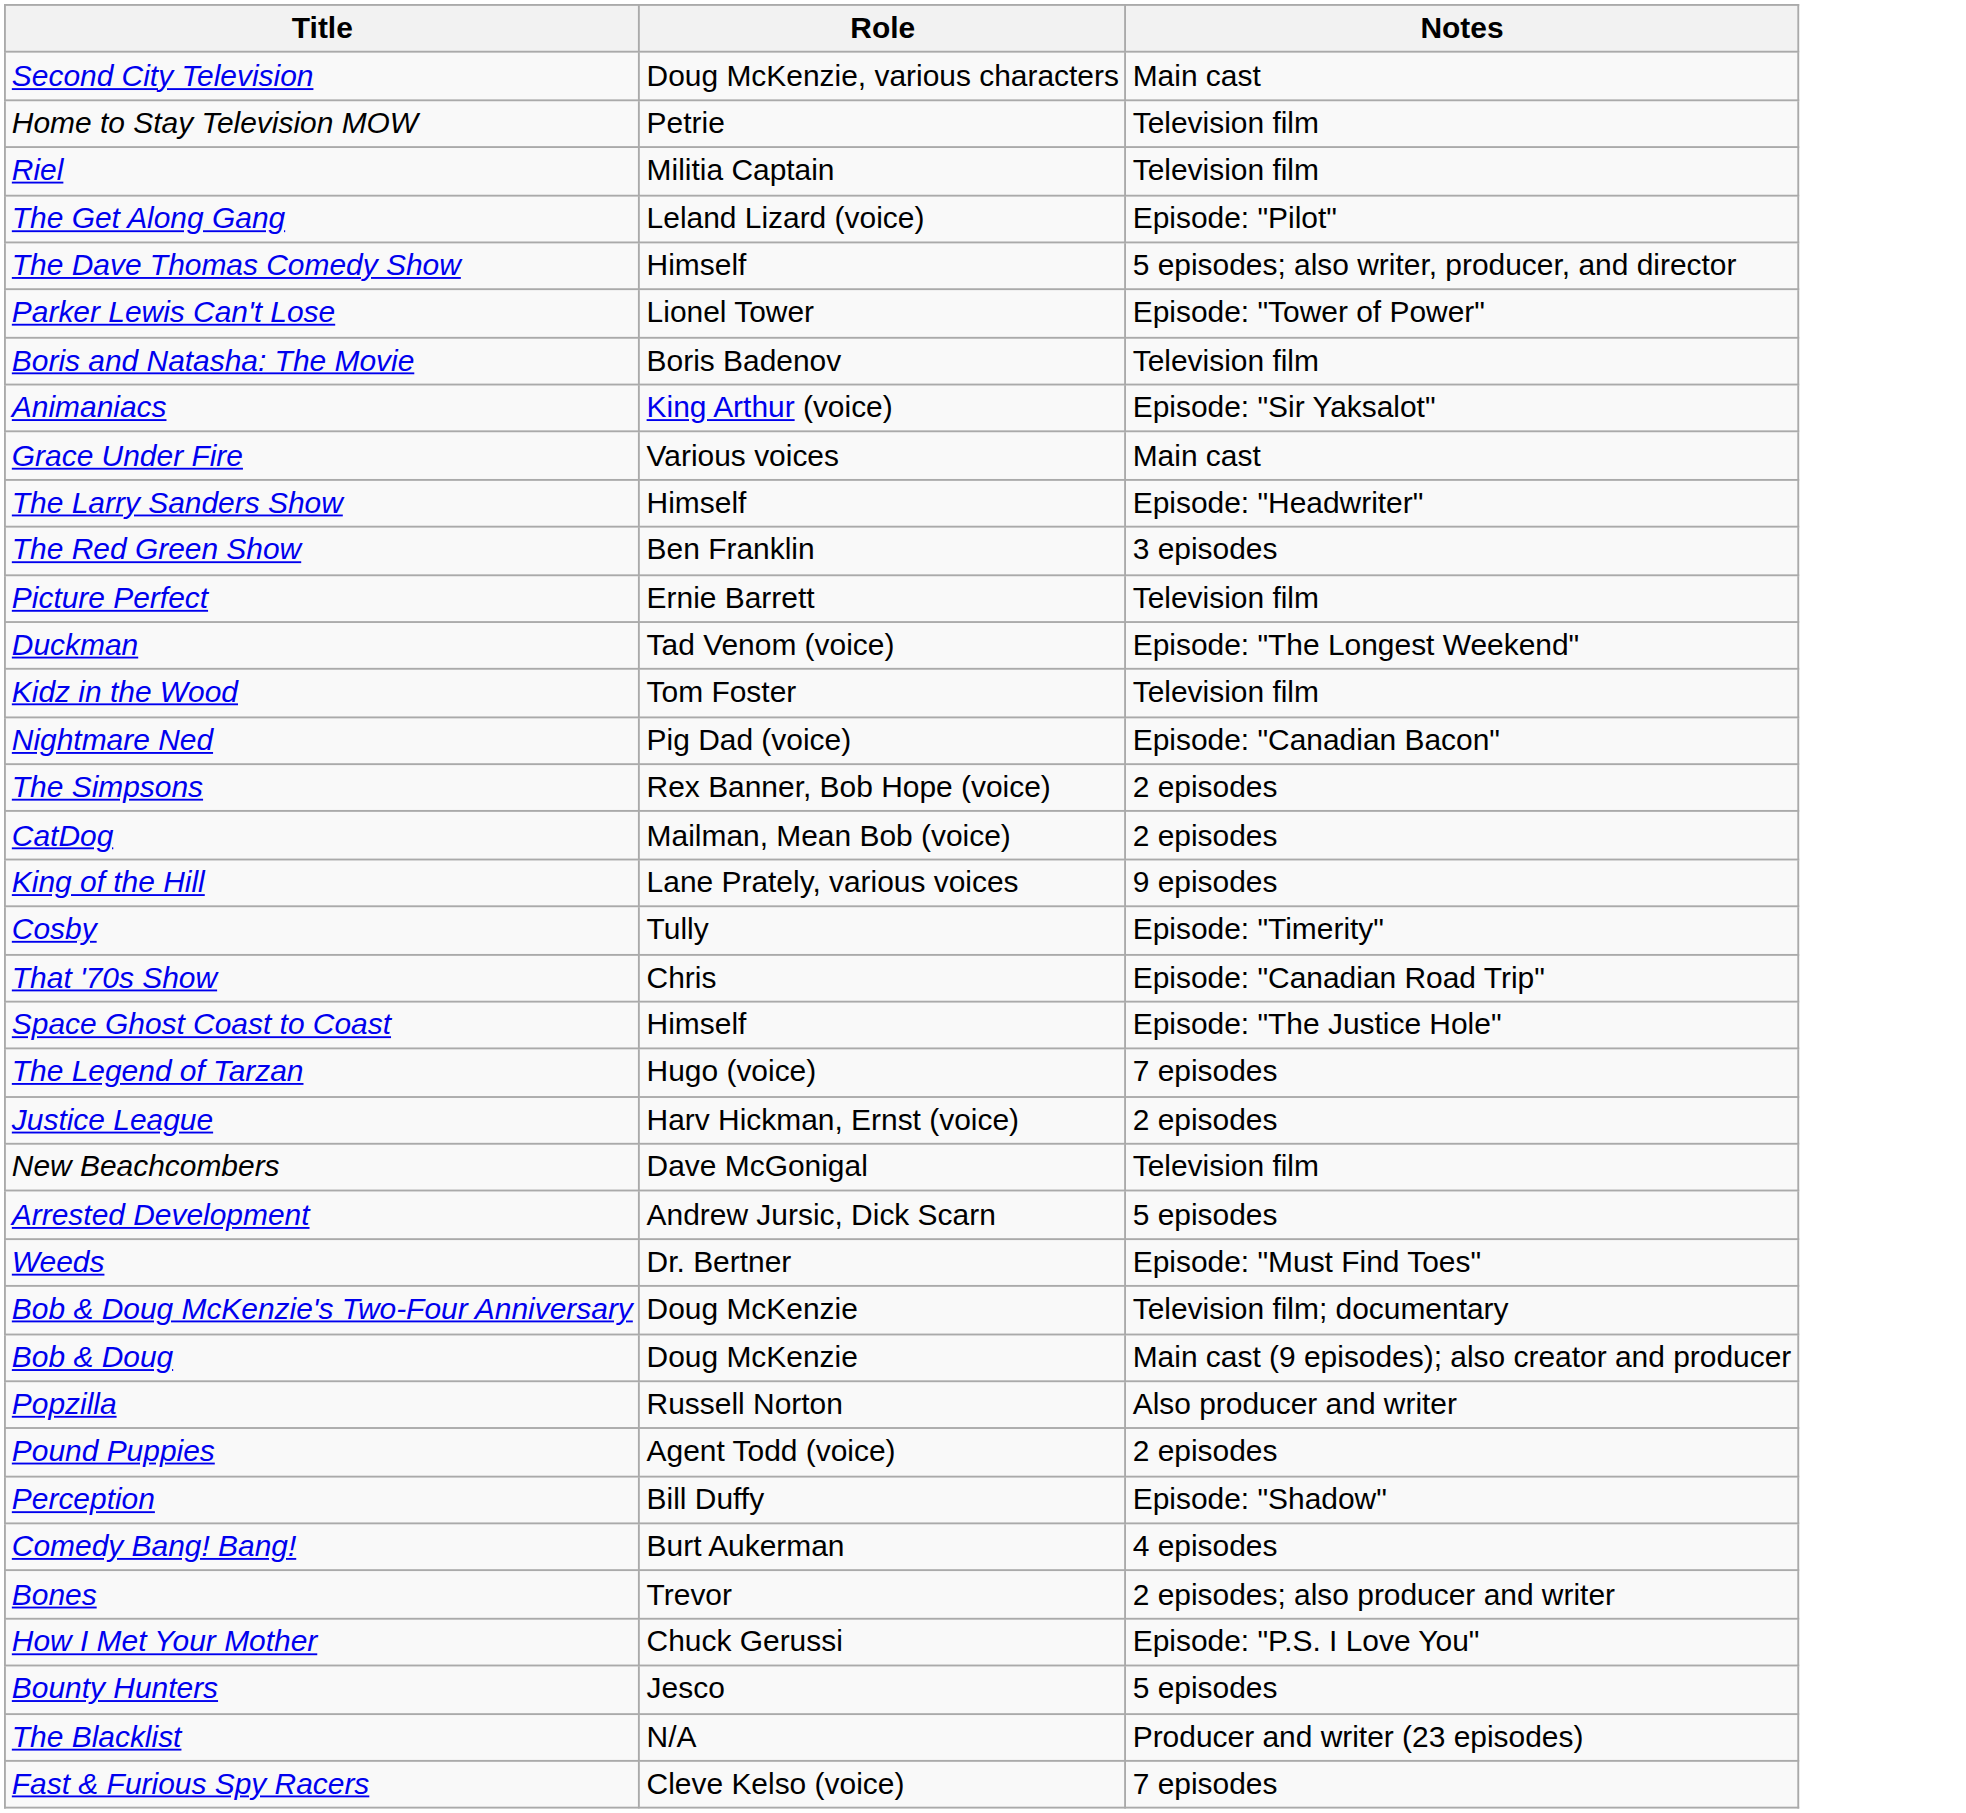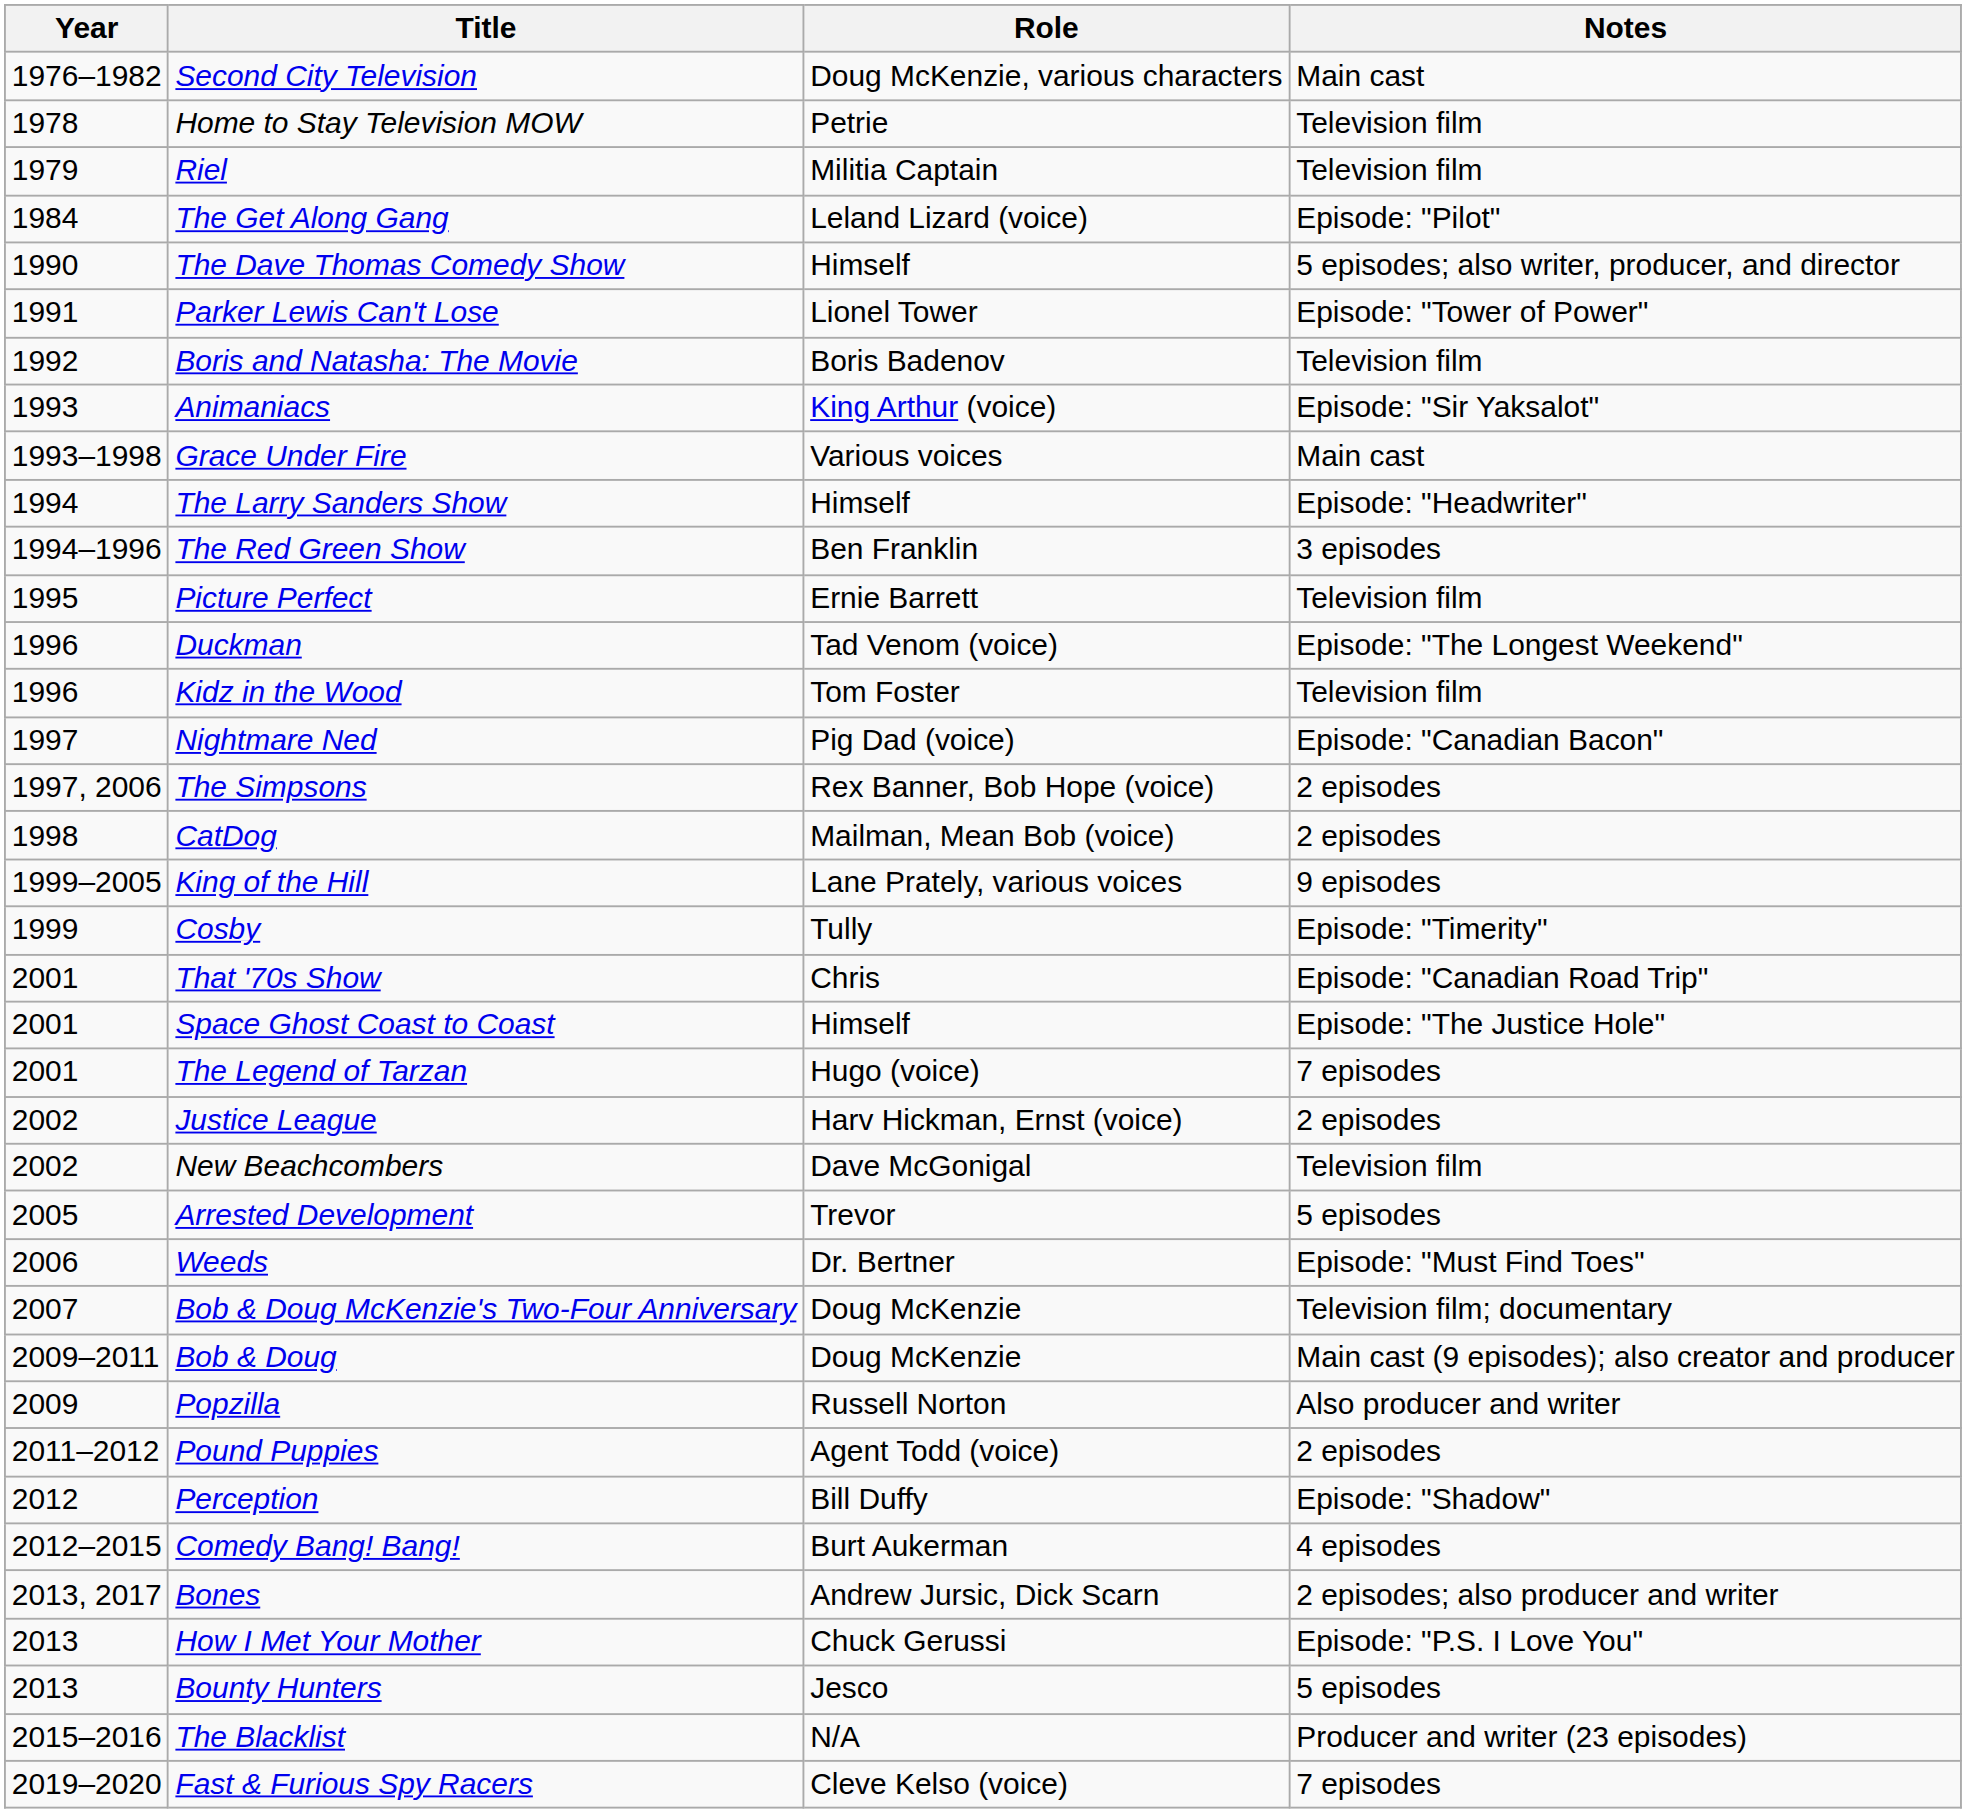+ column: (87, 28)
(821, 1214) Andrew Jursic, Dick Scarn -> (853, 1214) Trevor
(689, 1594) Trevor -> (985, 1594) Andrew Jursic, Dick Scarn
